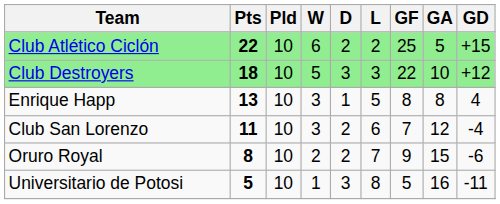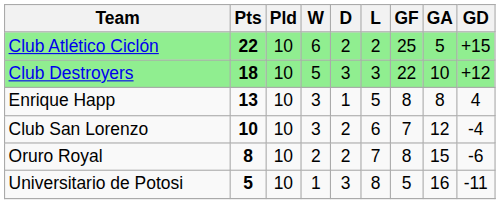(248, 128) 11 -> (248, 128) 10
(407, 156) 9 -> (407, 156) 8
